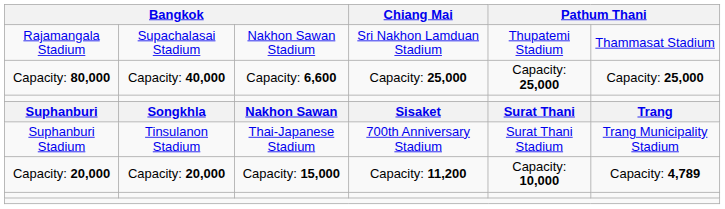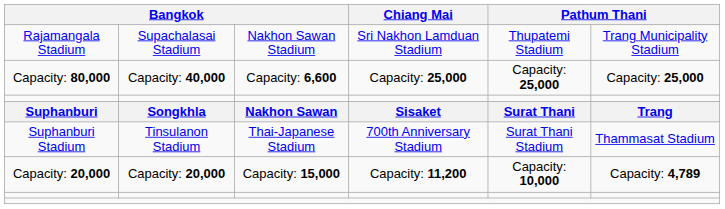(655, 42) Thammasat Stadium -> (655, 42) Trang Municipality Stadium
(655, 139) Trang Municipality Stadium -> (655, 139) Thammasat Stadium
